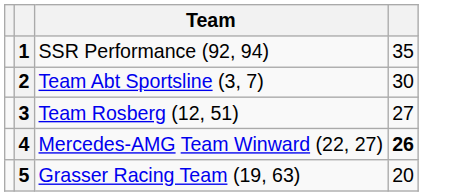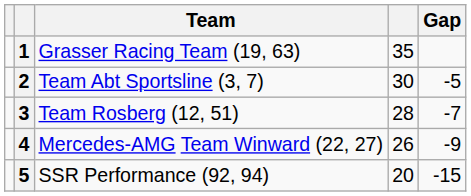+ column: (442, 21)
(154, 51) SSR Performance (92, 94) -> (169, 51) Grasser Racing Team (19, 63)
(403, 113) 27 -> (403, 113) 28
(403, 144) bold -> (403, 144) normal
(169, 175) Grasser Racing Team (19, 63) -> (154, 175) SSR Performance (92, 94)
